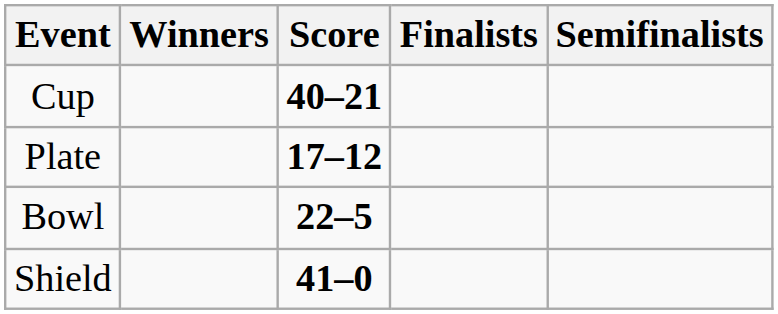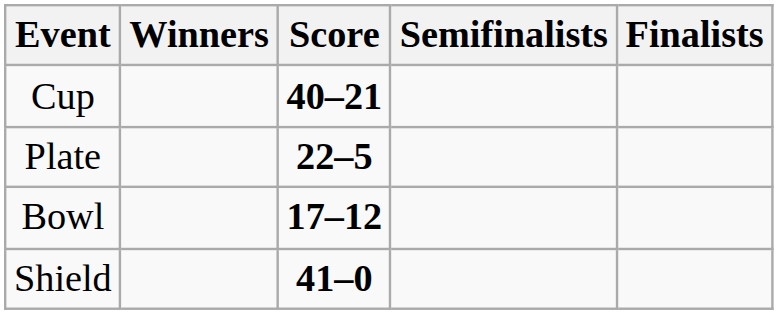columns swapped: (469, 34) <-> (660, 34)
(334, 156) 17–12 -> (334, 156) 22–5
(334, 216) 22–5 -> (334, 216) 17–12
